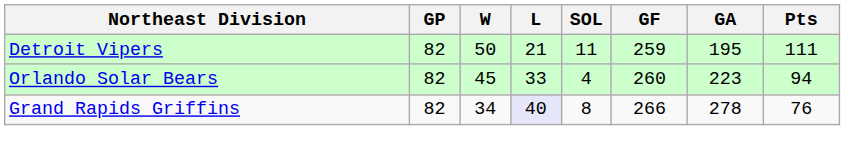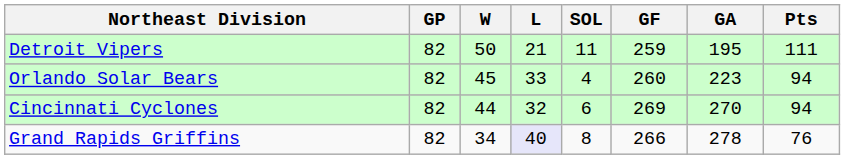+ row: (114, 109)
